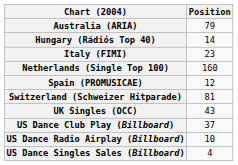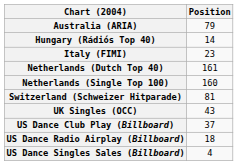+ row: (96, 68)
- row: (96, 82)
(210, 139) 10 -> (210, 139) 18
